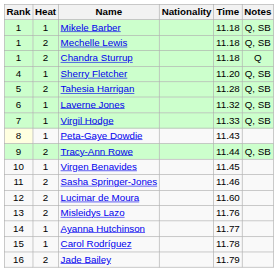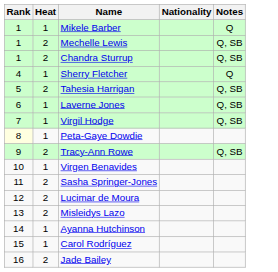- column: (228, 12)
(258, 27) Q, SB -> (230, 27) Q
(258, 58) Q -> (230, 58) Q, SB
(258, 74) Q, SB -> (230, 74) Q
